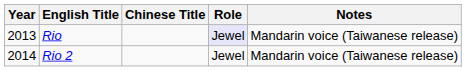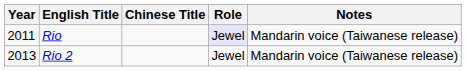(22, 35) 2013 -> (21, 35) 2011
(22, 55) 2014 -> (22, 55) 2013
